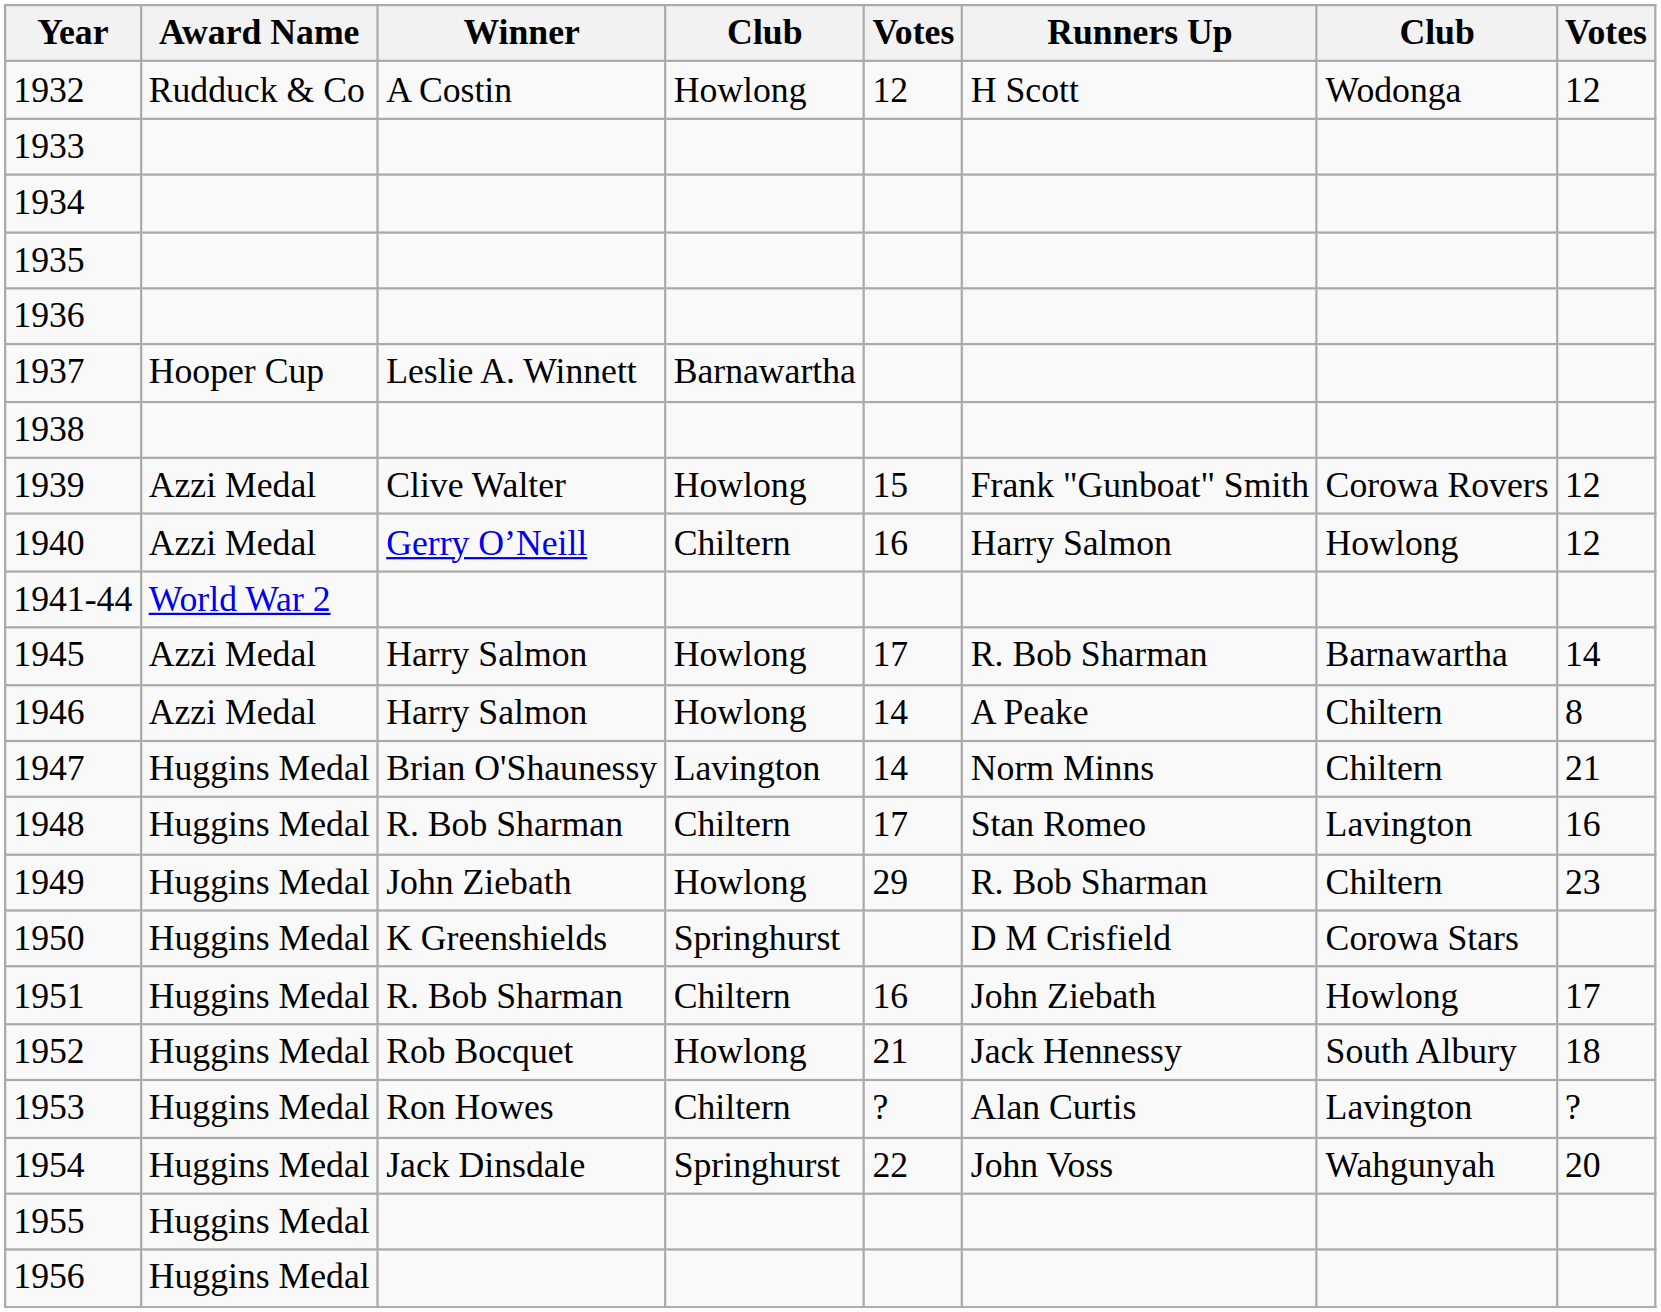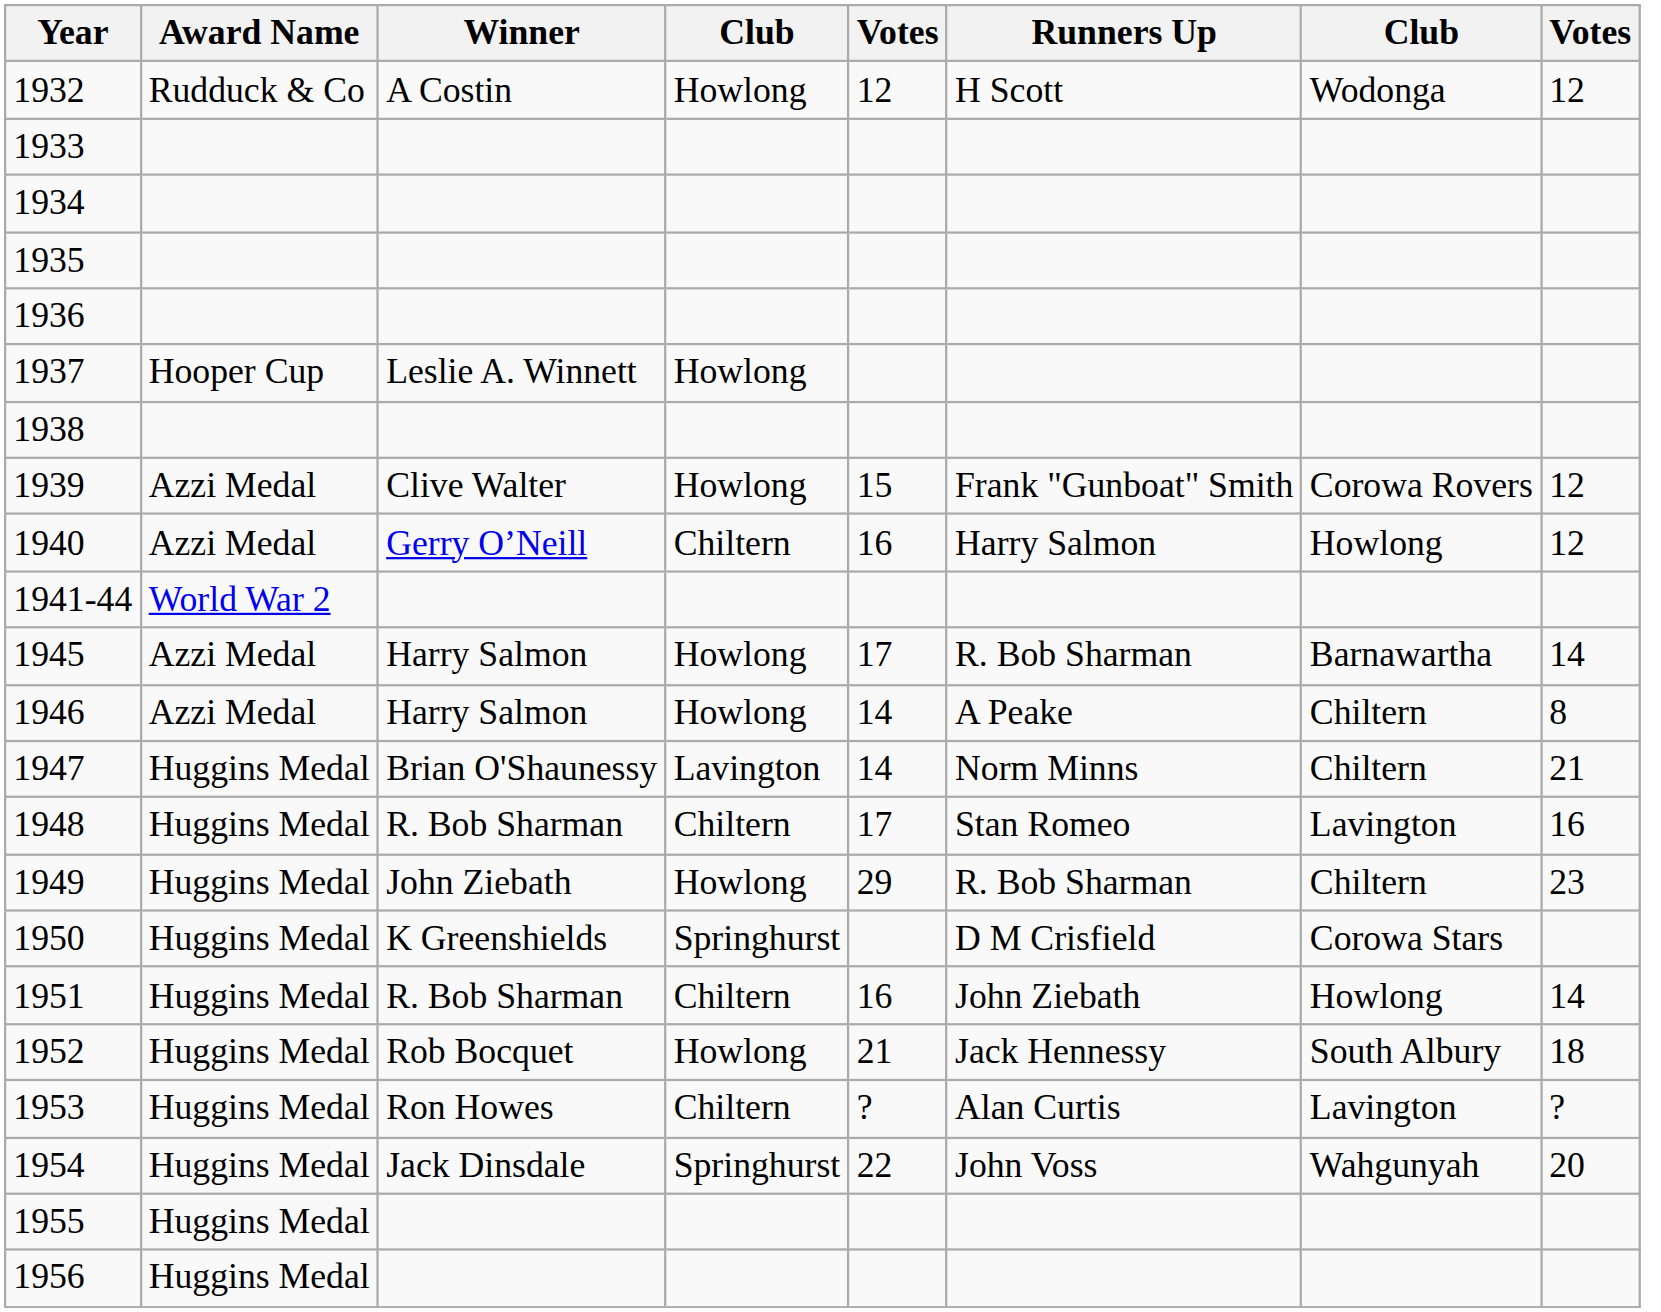(765, 372) Barnawartha -> (740, 372) Howlong
(1583, 994) 17 -> (1567, 994) 14
